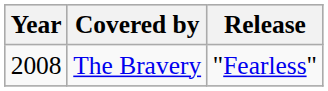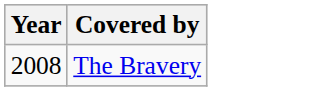- column: (265, 24)
